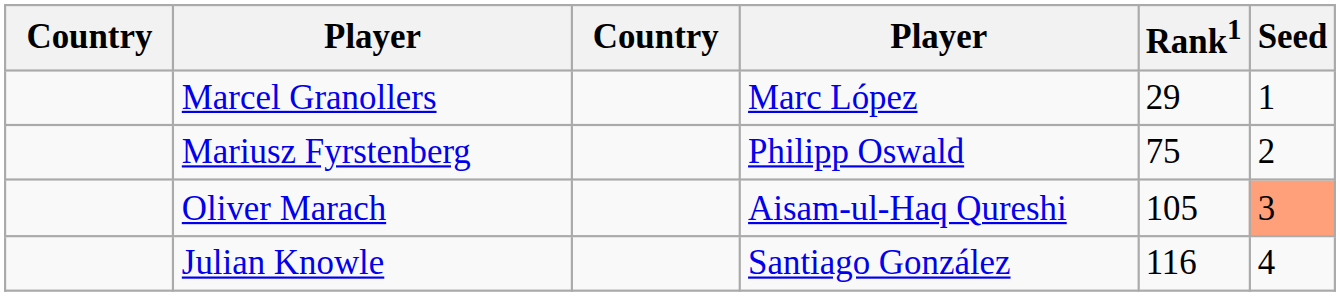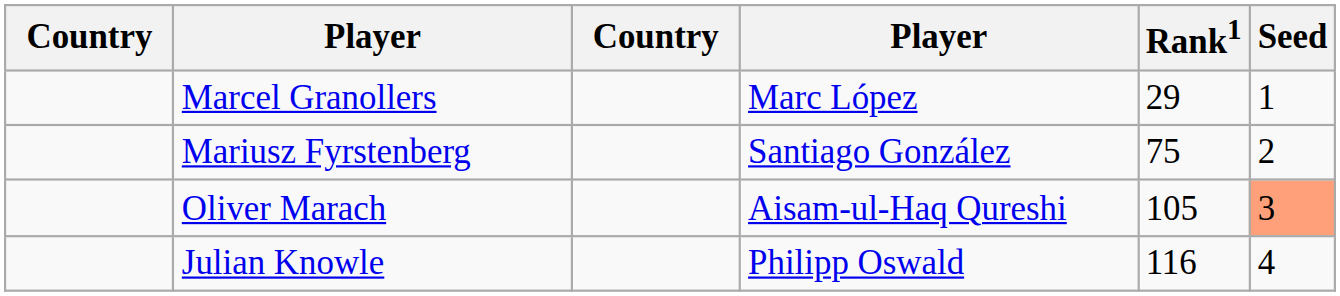(856, 152) Philipp Oswald -> (879, 152) Santiago González
(879, 262) Santiago González -> (856, 262) Philipp Oswald
